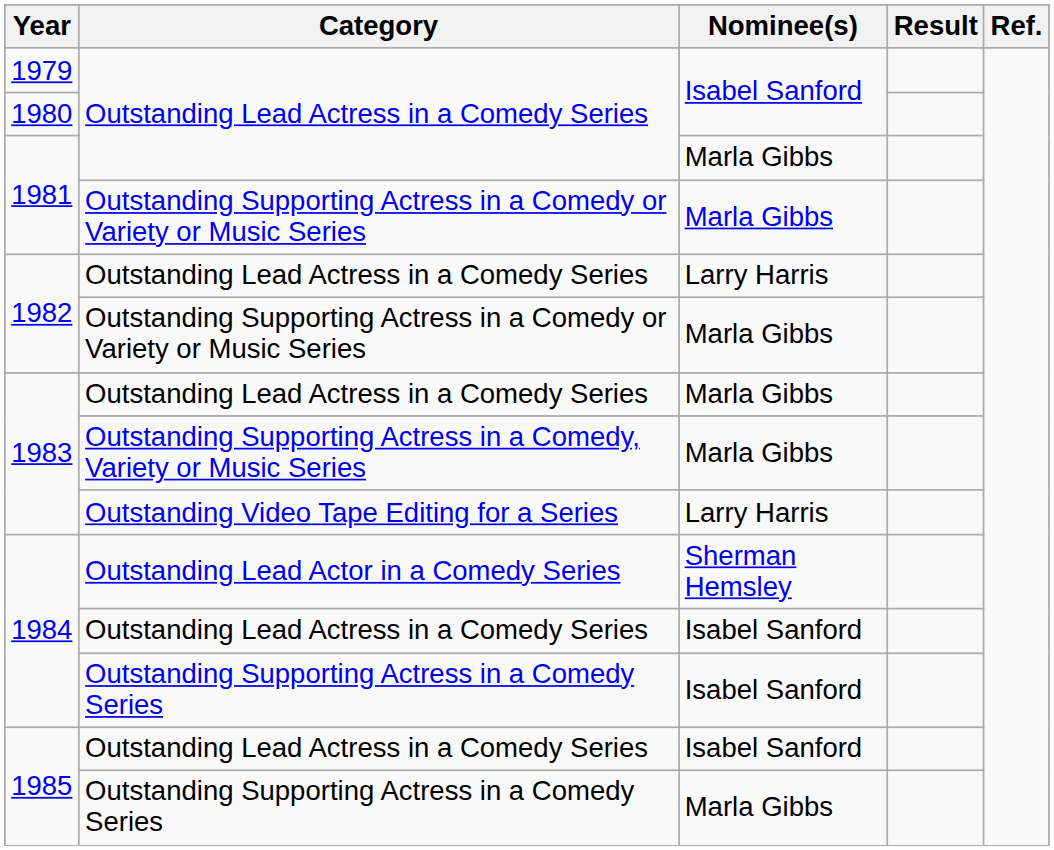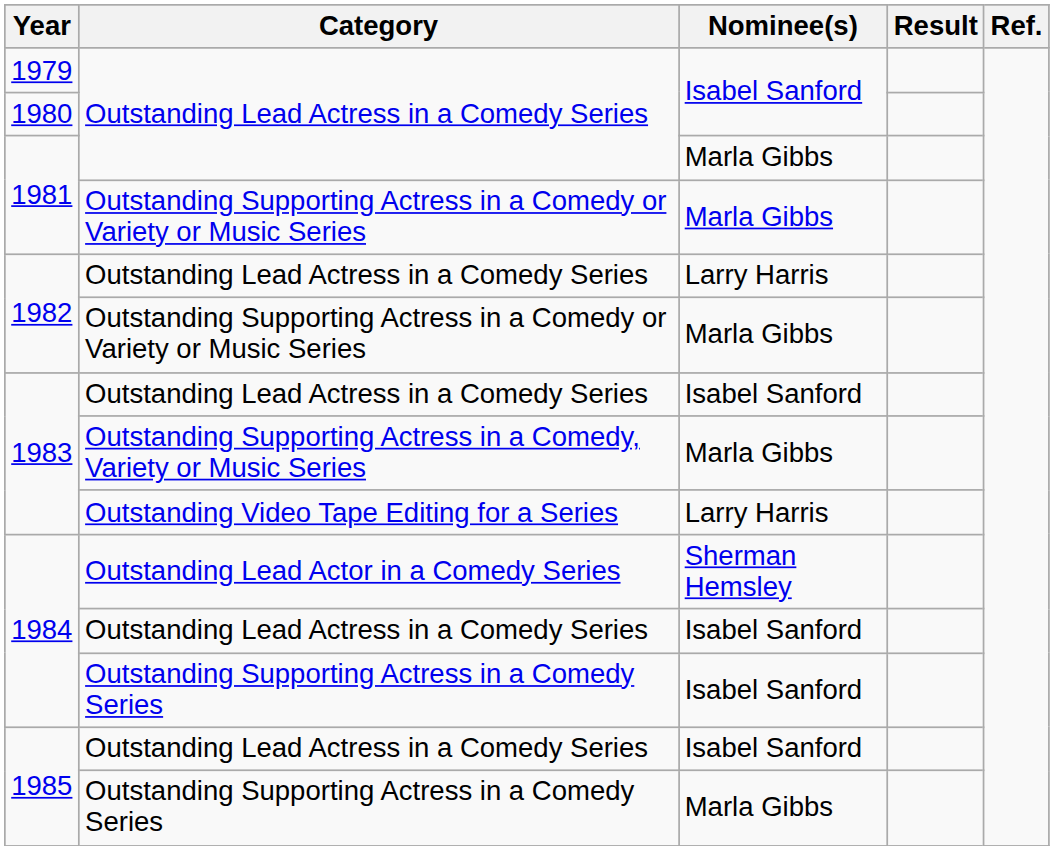(759, 393) Marla Gibbs -> (773, 393) Isabel Sanford
